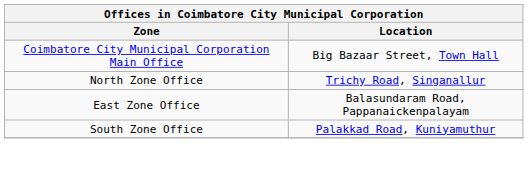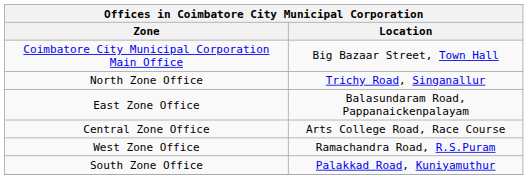+ row: (146, 129)
+ row: (146, 147)
